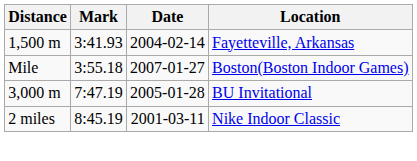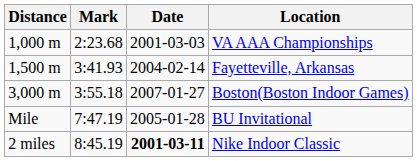+ row: (292, 42)
(23, 67) Mile -> (34, 93) 3,000 m
(34, 93) 3,000 m -> (23, 118) Mile
(168, 118) normal -> (168, 144) bold
